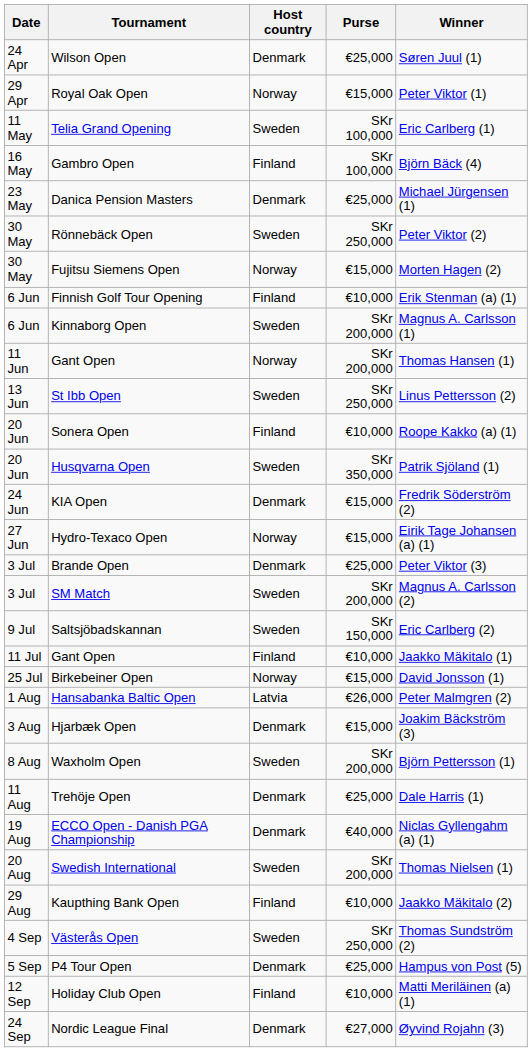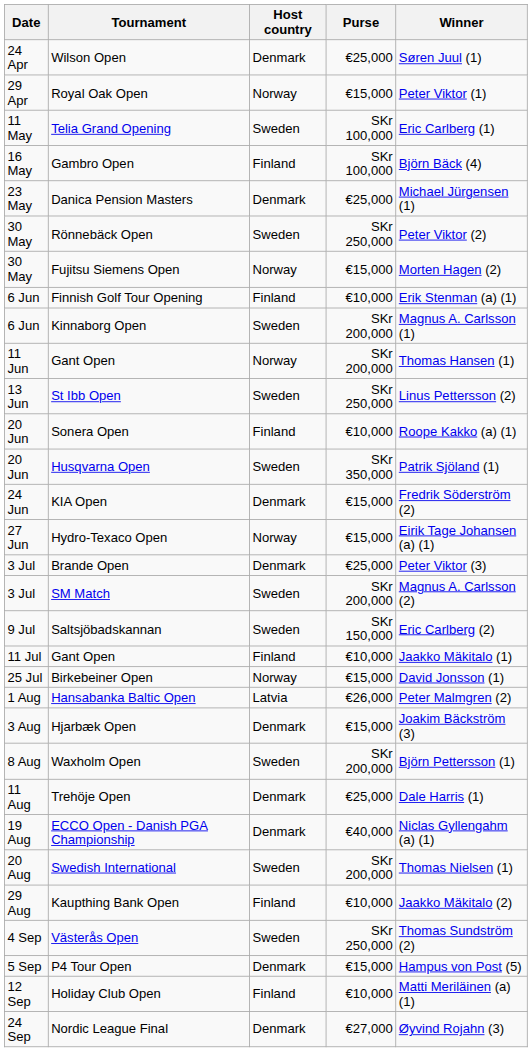(369, 966) €25,000 -> (369, 966) €15,000
